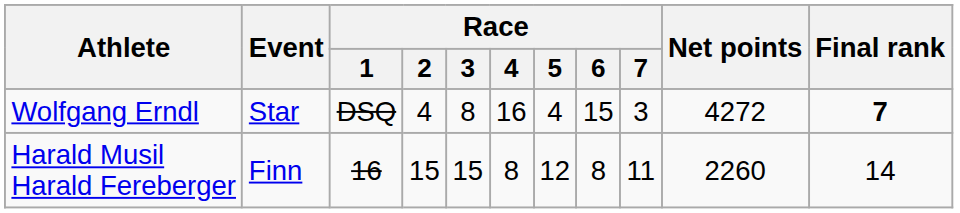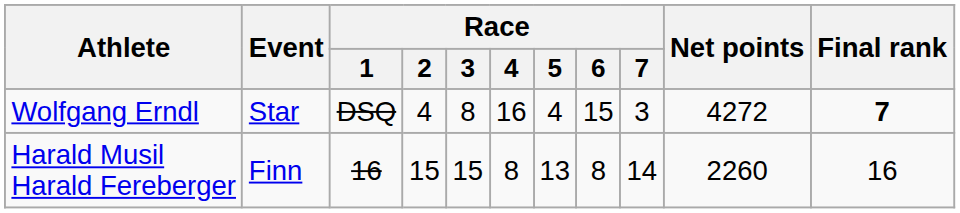(555, 170) 12 -> (555, 170) 13
(641, 170) 11 -> (642, 170) 14
(880, 170) 14 -> (882, 170) 16
